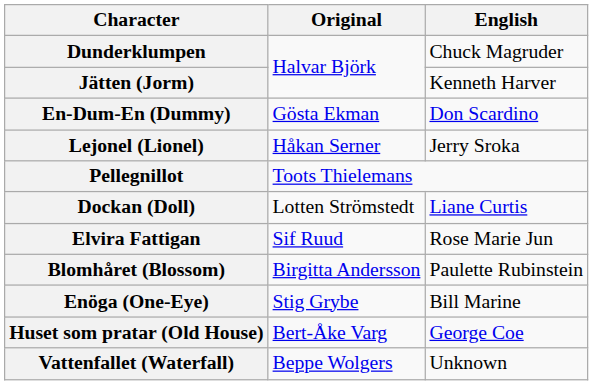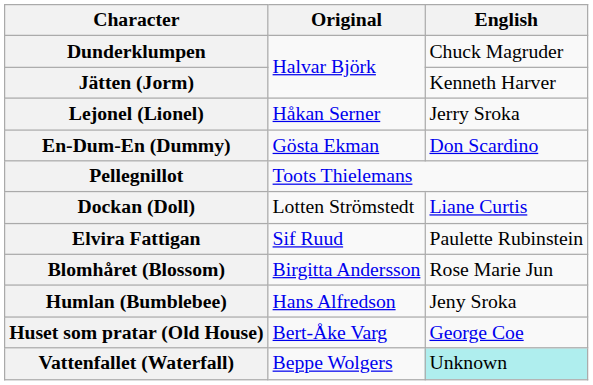rows swapped: (136, 144) <-> (136, 113)
(491, 238) Rose Marie Jun -> (506, 238) Paulette Rubinstein
(506, 269) Paulette Rubinstein -> (491, 269) Rose Marie Jun
+ row: (136, 301)
- row: (136, 301)
(468, 363) no background -> (468, 363) paleturquoise background
